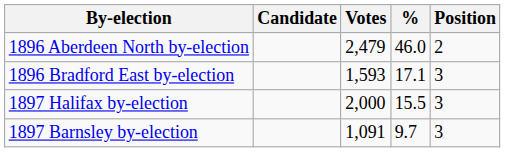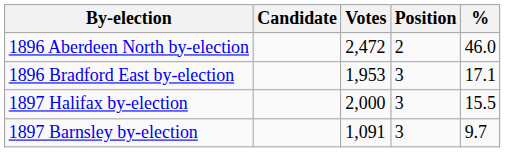columns swapped: (410, 18) <-> (465, 18)
(365, 47) 2,479 -> (365, 47) 2,472
(365, 75) 1,593 -> (365, 75) 1,953
